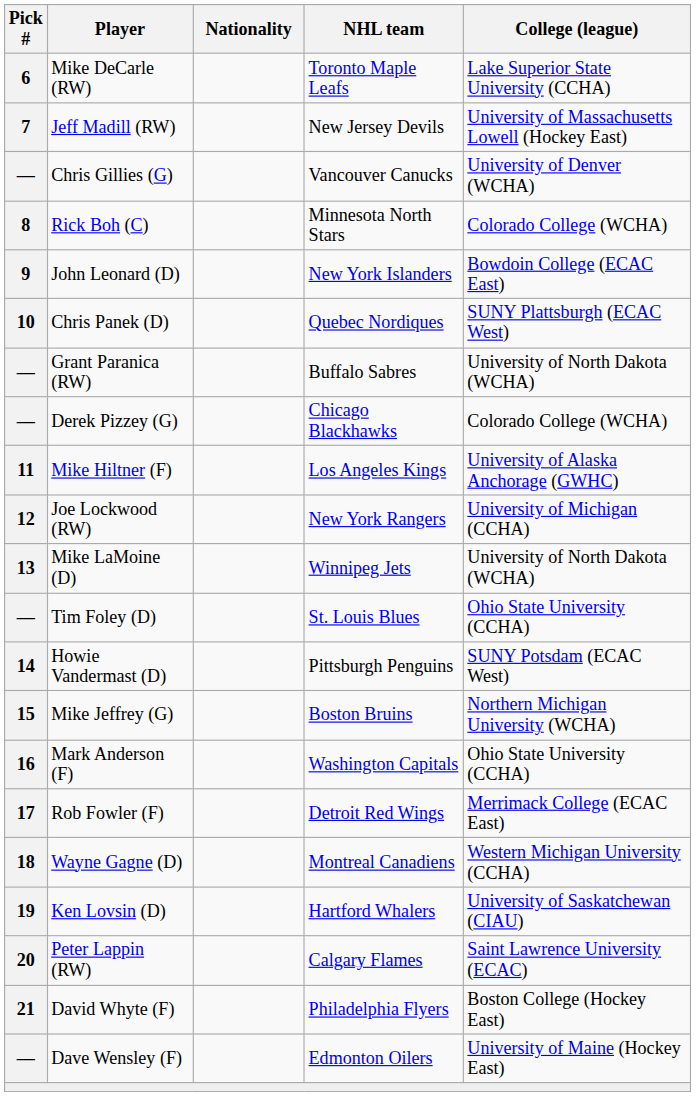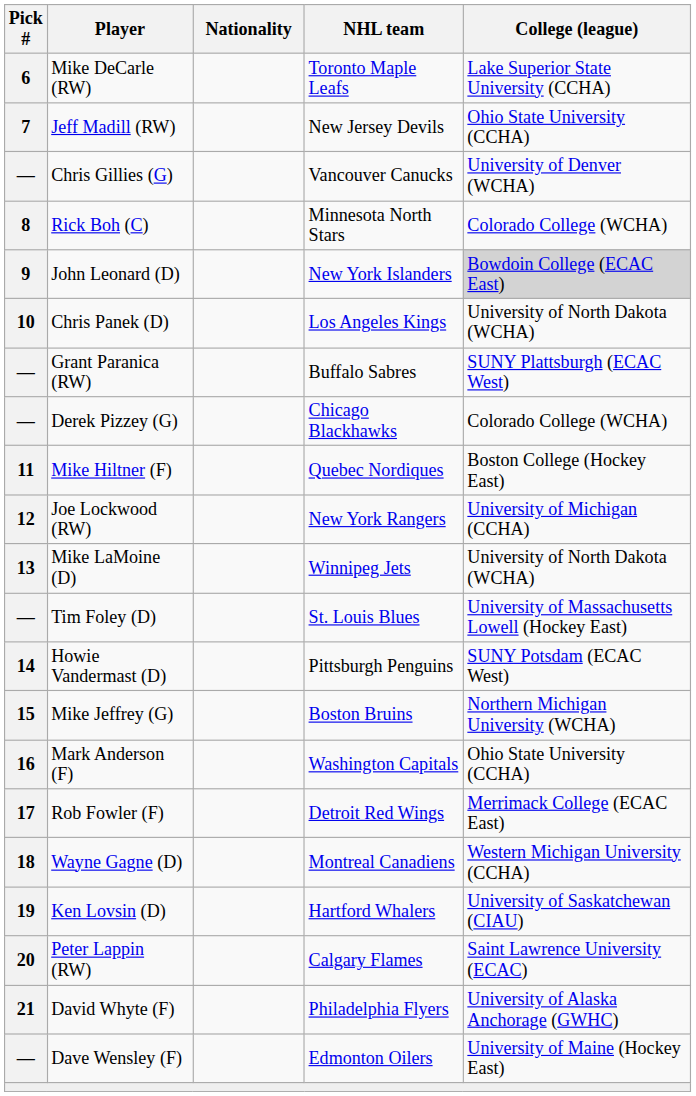(570, 127) University of Massachusetts Lowell (Hockey East) -> (546, 127) Ohio State University (CCHA)
(560, 274) no background -> (560, 274) lightgrey background
(376, 323) Quebec Nordiques -> (377, 323) Los Angeles Kings
(564, 323) SUNY Plattsburgh (ECAC West) -> (567, 323) University of North Dakota (WCHA)
(567, 372) University of North Dakota (WCHA) -> (564, 372) SUNY Plattsburgh (ECAC West)
(377, 470) Los Angeles Kings -> (376, 470) Quebec Nordiques
(543, 470) University of Alaska Anchorage (GWHC) -> (557, 470) Boston College (Hockey East)
(546, 617) Ohio State University (CCHA) -> (570, 617) University of Massachusetts Lowell (Hockey East)
(557, 1009) Boston College (Hockey East) -> (543, 1009) University of Alaska Anchorage (GWHC)
